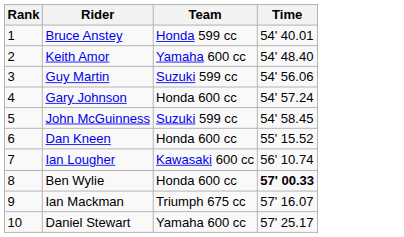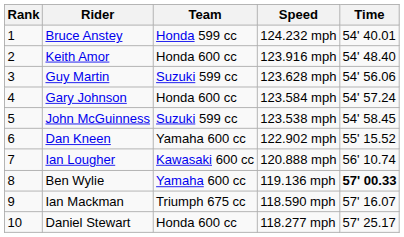+ column: (298, 15)
(201, 56) Yamaha 600 cc -> (196, 56) Honda 600 cc
(196, 139) Honda 600 cc -> (201, 139) Yamaha 600 cc
(196, 181) Honda 600 cc -> (201, 181) Yamaha 600 cc
(201, 222) Yamaha 600 cc -> (196, 222) Honda 600 cc
